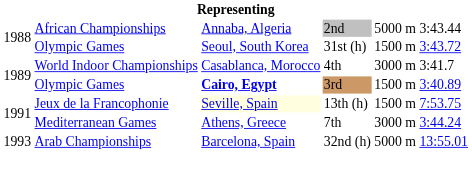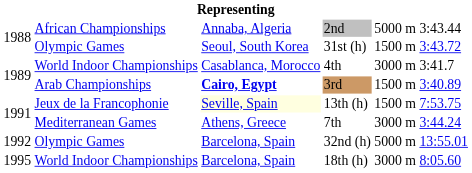(79, 85) Olympic Games -> (93, 85) Arab Championships
(17, 141) 1993 -> (17, 141) 1992
(93, 141) Arab Championships -> (79, 141) Olympic Games
+ row: (346, 160)
